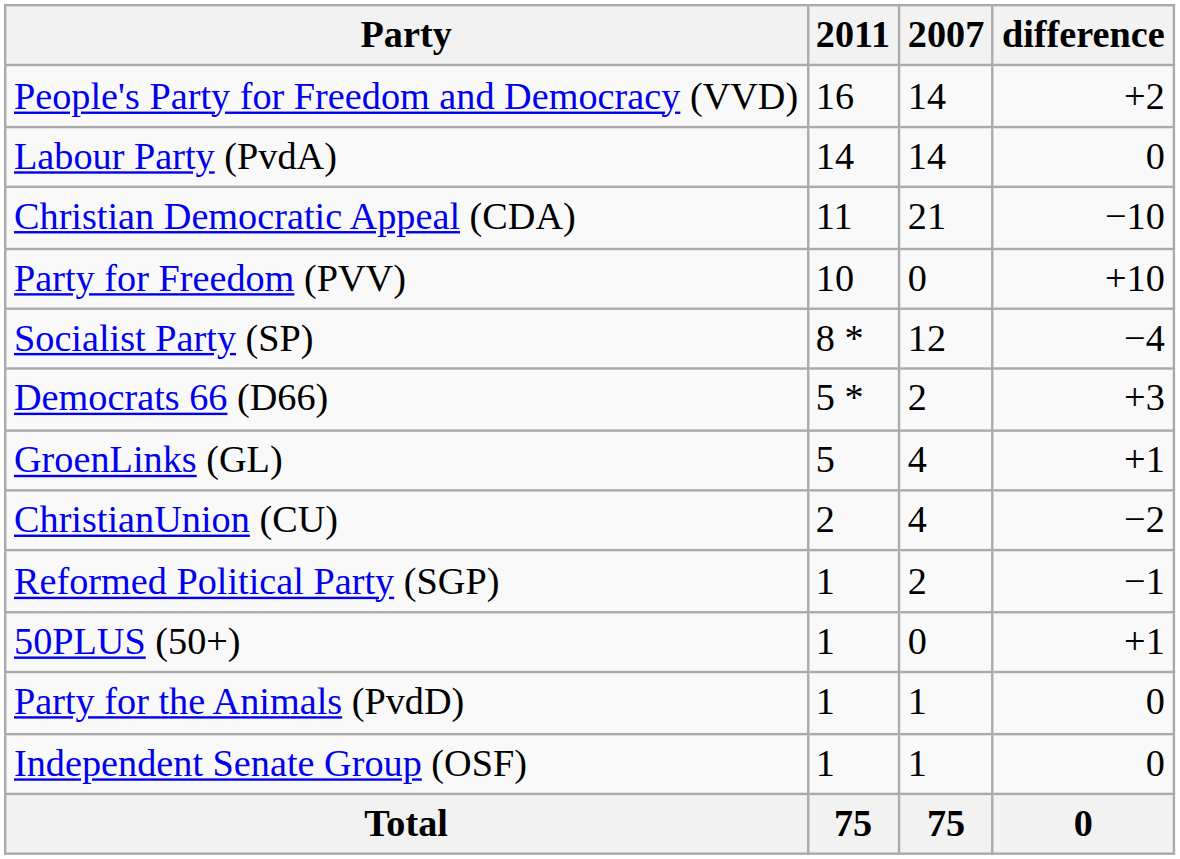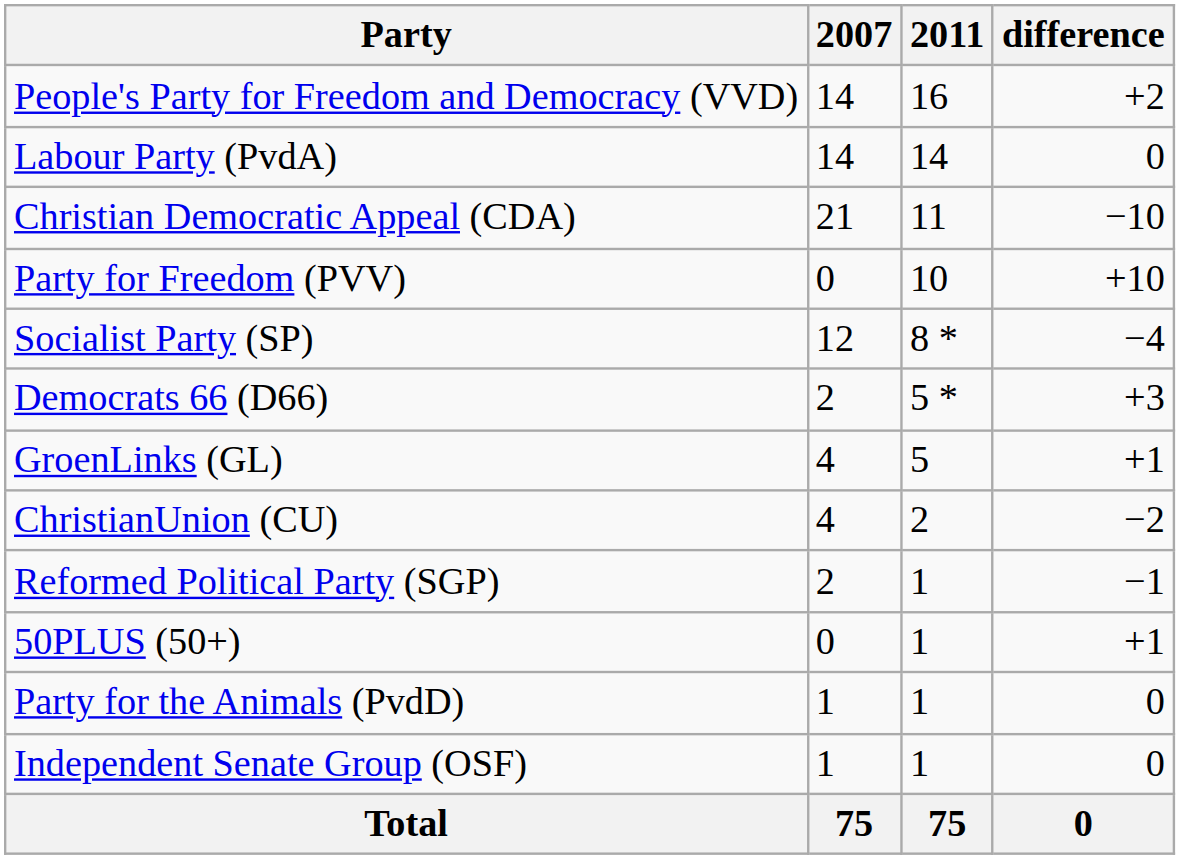columns swapped: (946, 34) <-> (853, 34)
